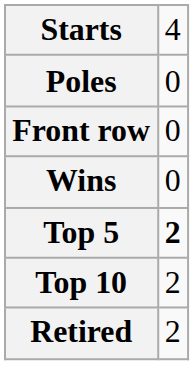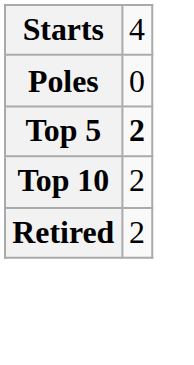- row: (81, 130)
- row: (81, 181)
